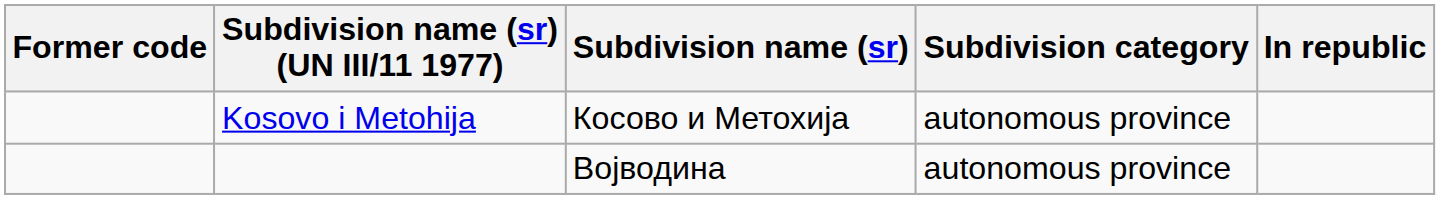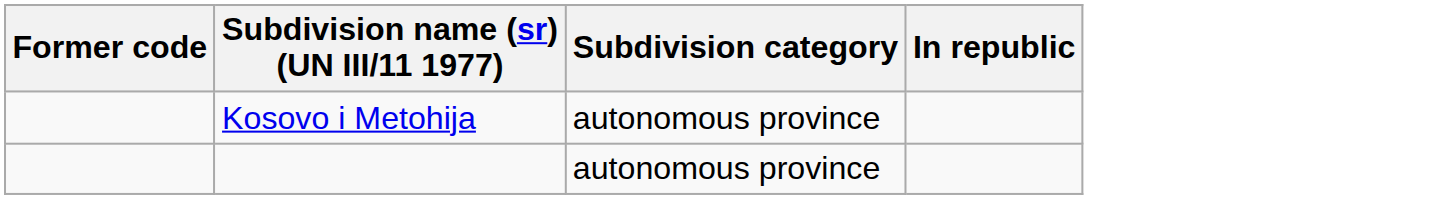- column: (741, 48)
